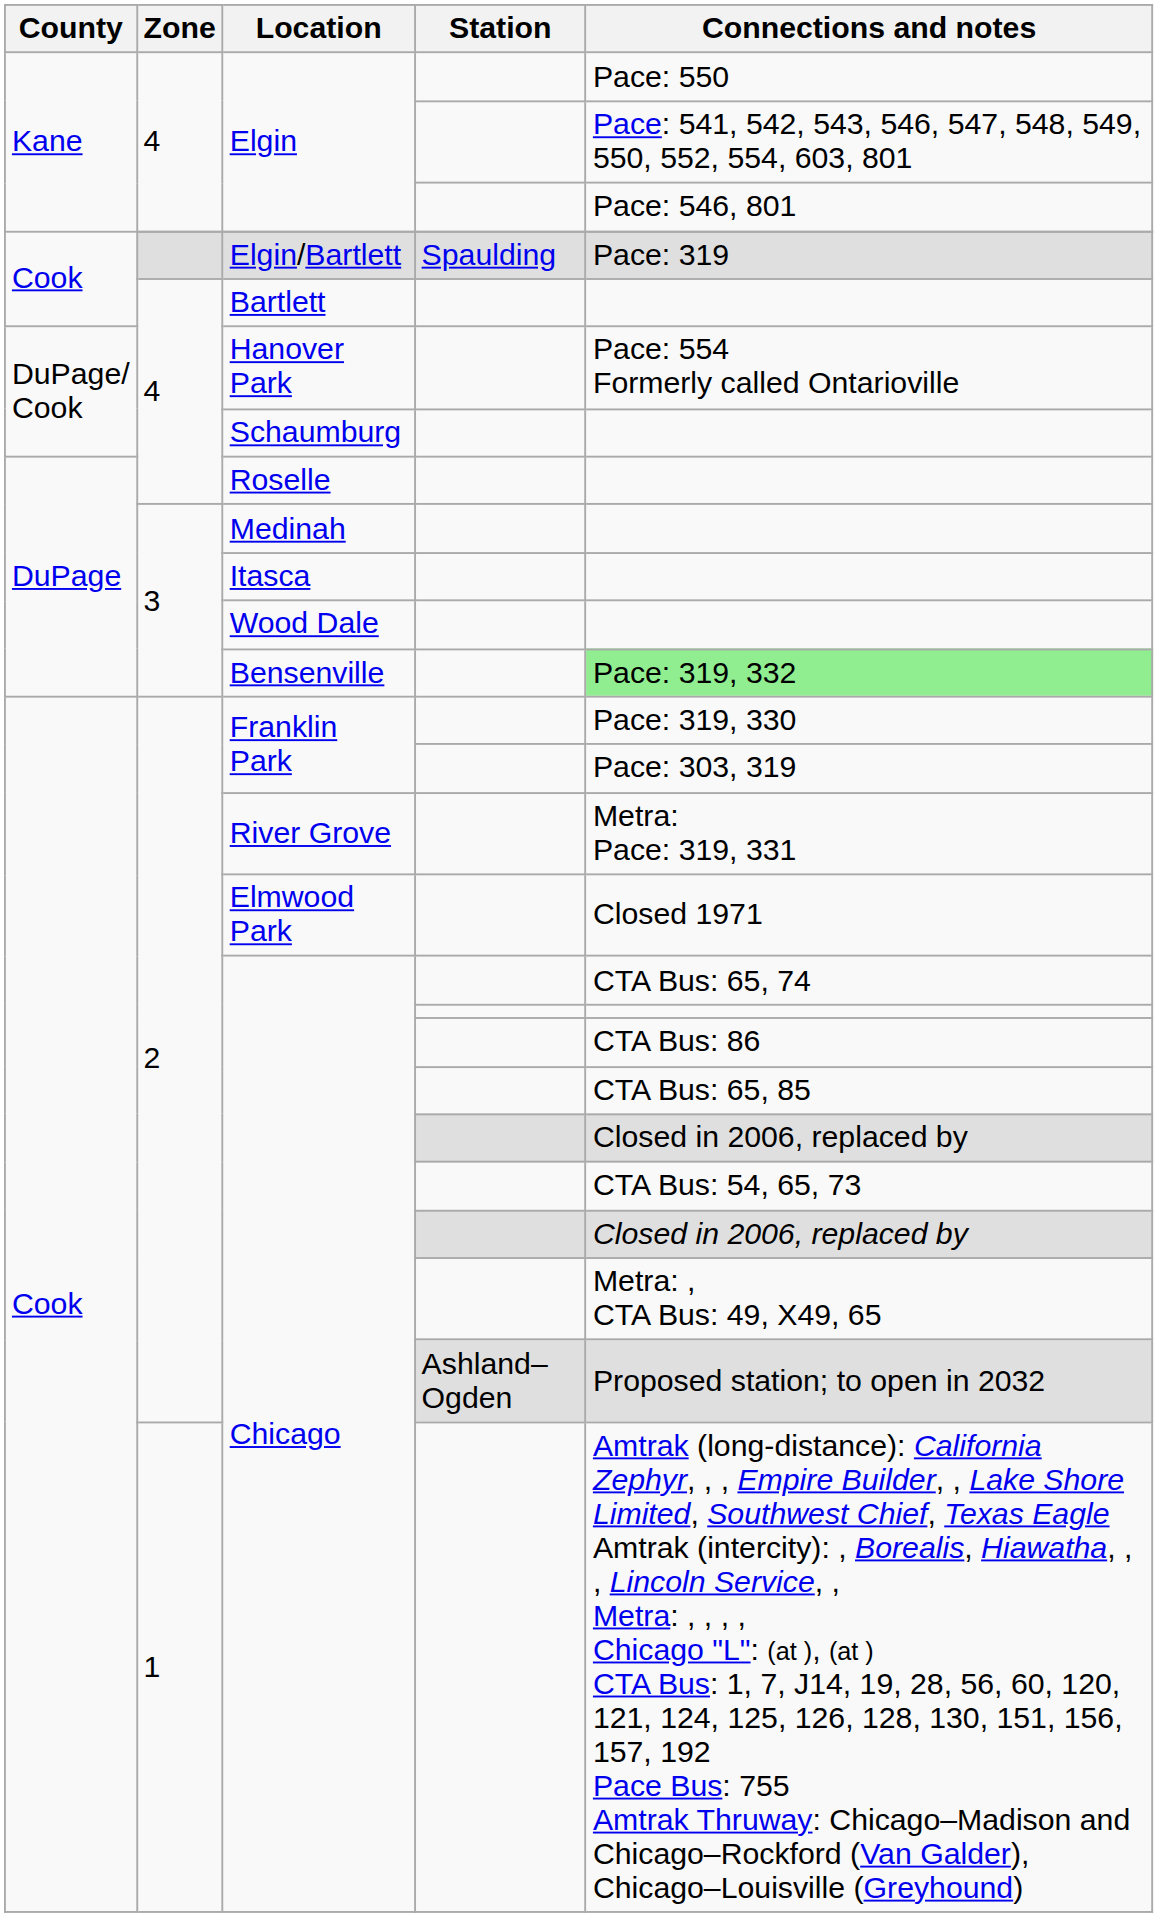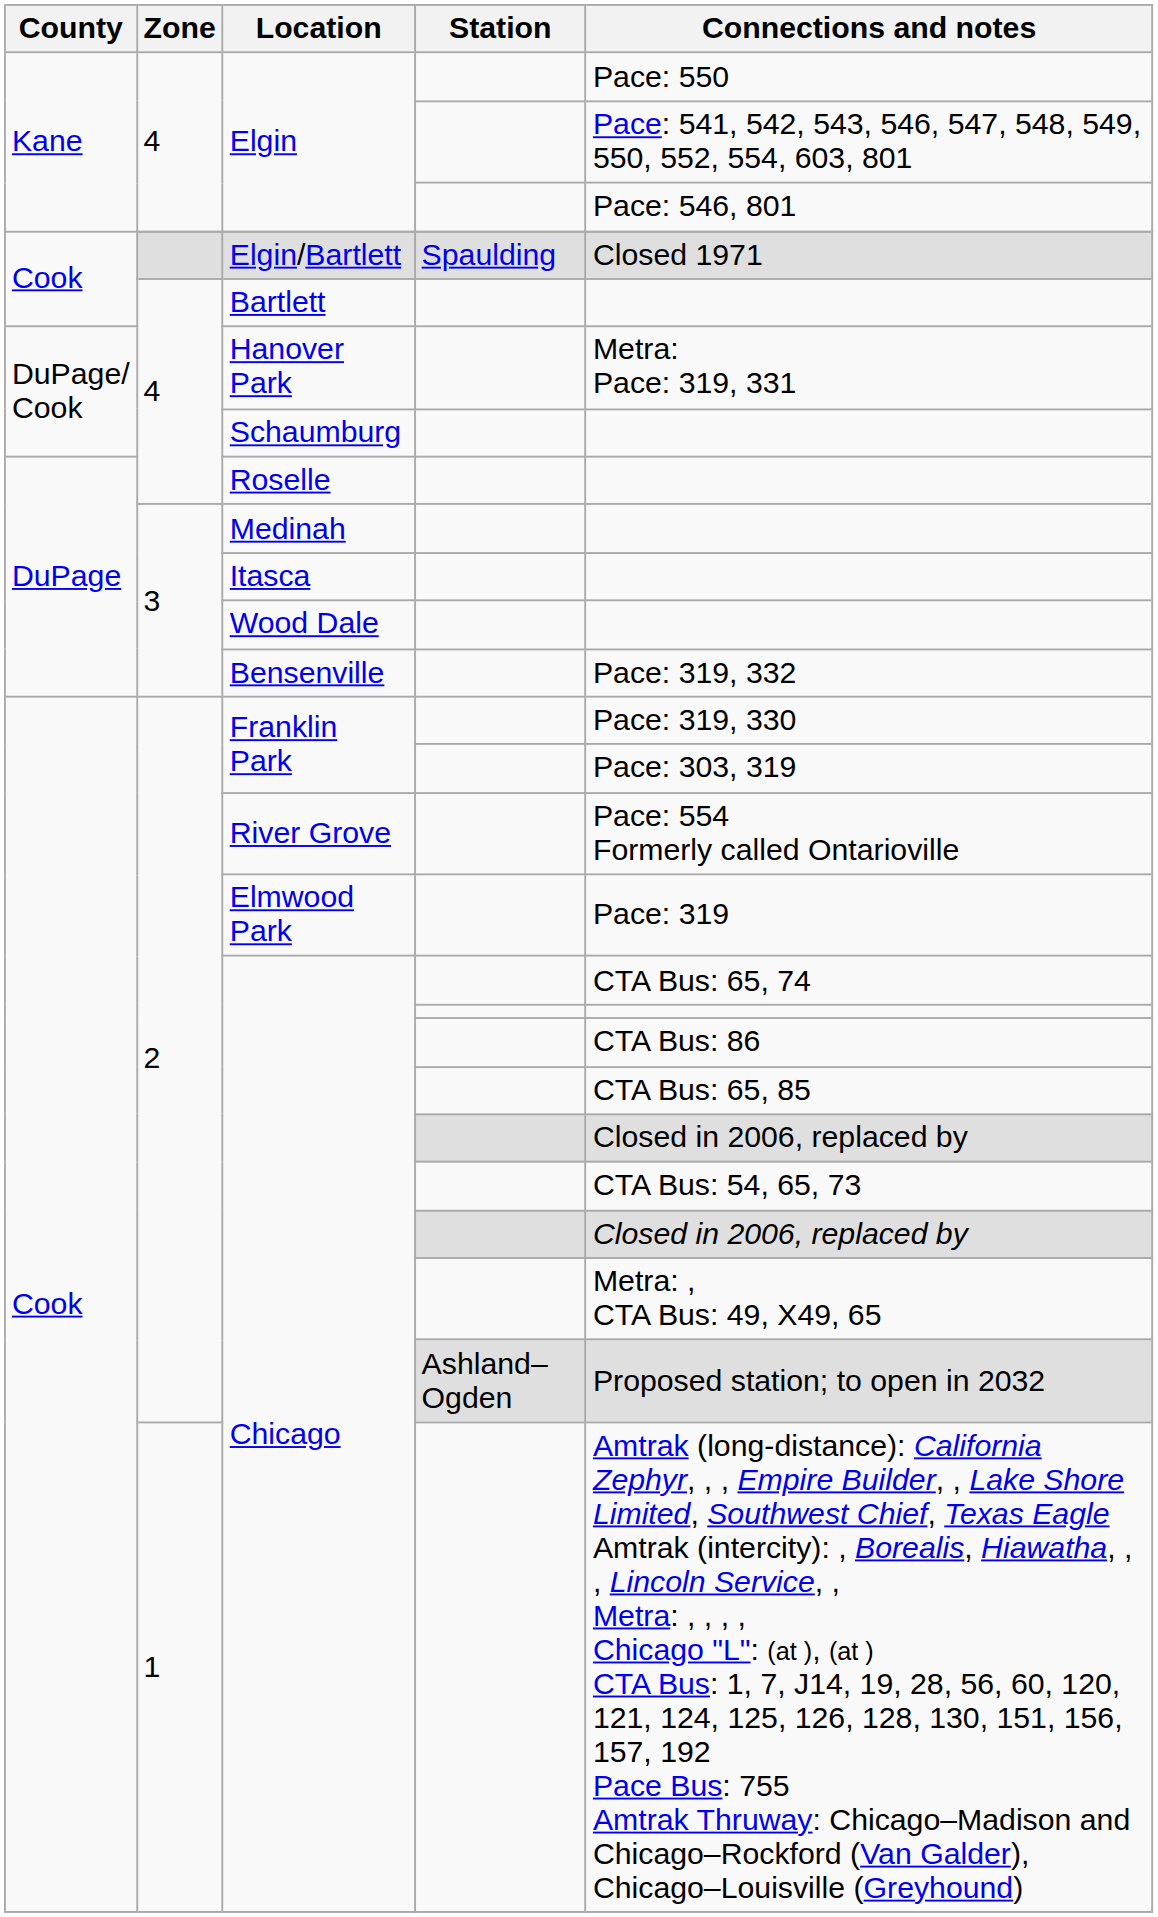(661, 254) Pace: 319 -> (678, 254) Closed 1971
(776, 367) Pace: 554 Formerly called Ontarioville -> (695, 367) Metra: Pace: 319, 331
(695, 672) lightgreen background -> (695, 672) no background
(695, 832) Metra: Pace: 319, 331 -> (776, 832) Pace: 554 Formerly called Ontarioville
(678, 914) Closed 1971 -> (661, 914) Pace: 319
